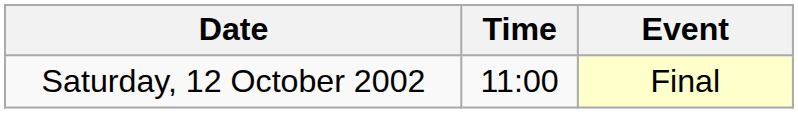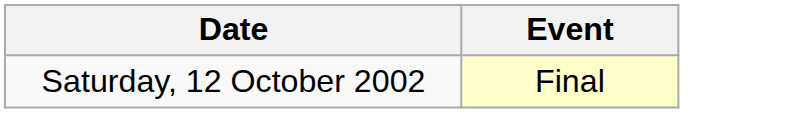- column: (520, 30)
